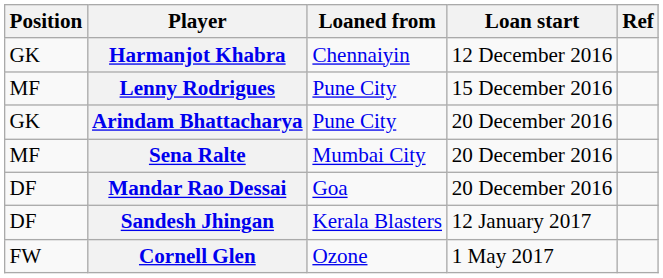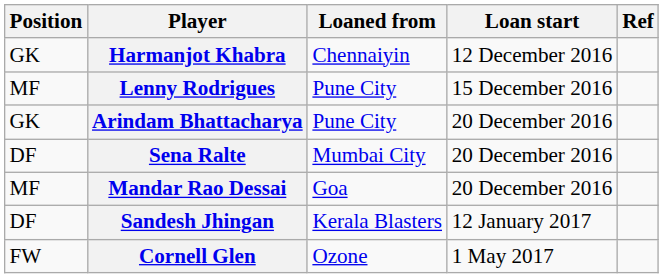(25, 155) MF -> (23, 155) DF
(23, 188) DF -> (25, 188) MF
